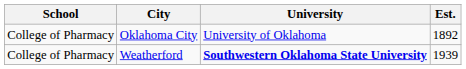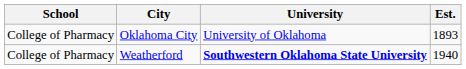(445, 34) 1892 -> (445, 34) 1893
(445, 54) 1939 -> (445, 54) 1940
